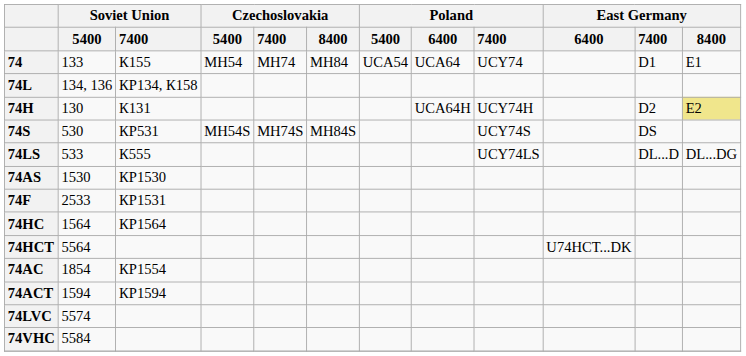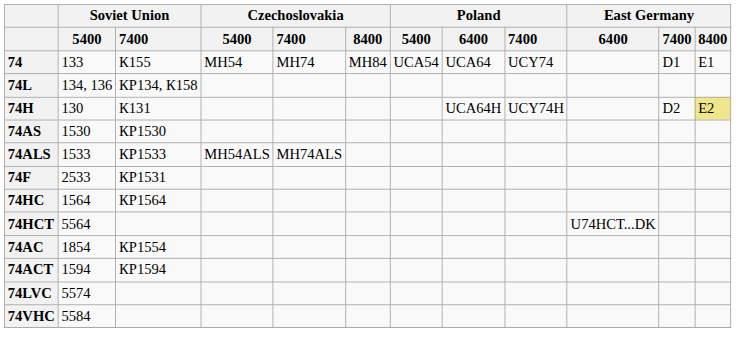- row: (19, 131)
- row: (24, 154)
+ row: (29, 154)
